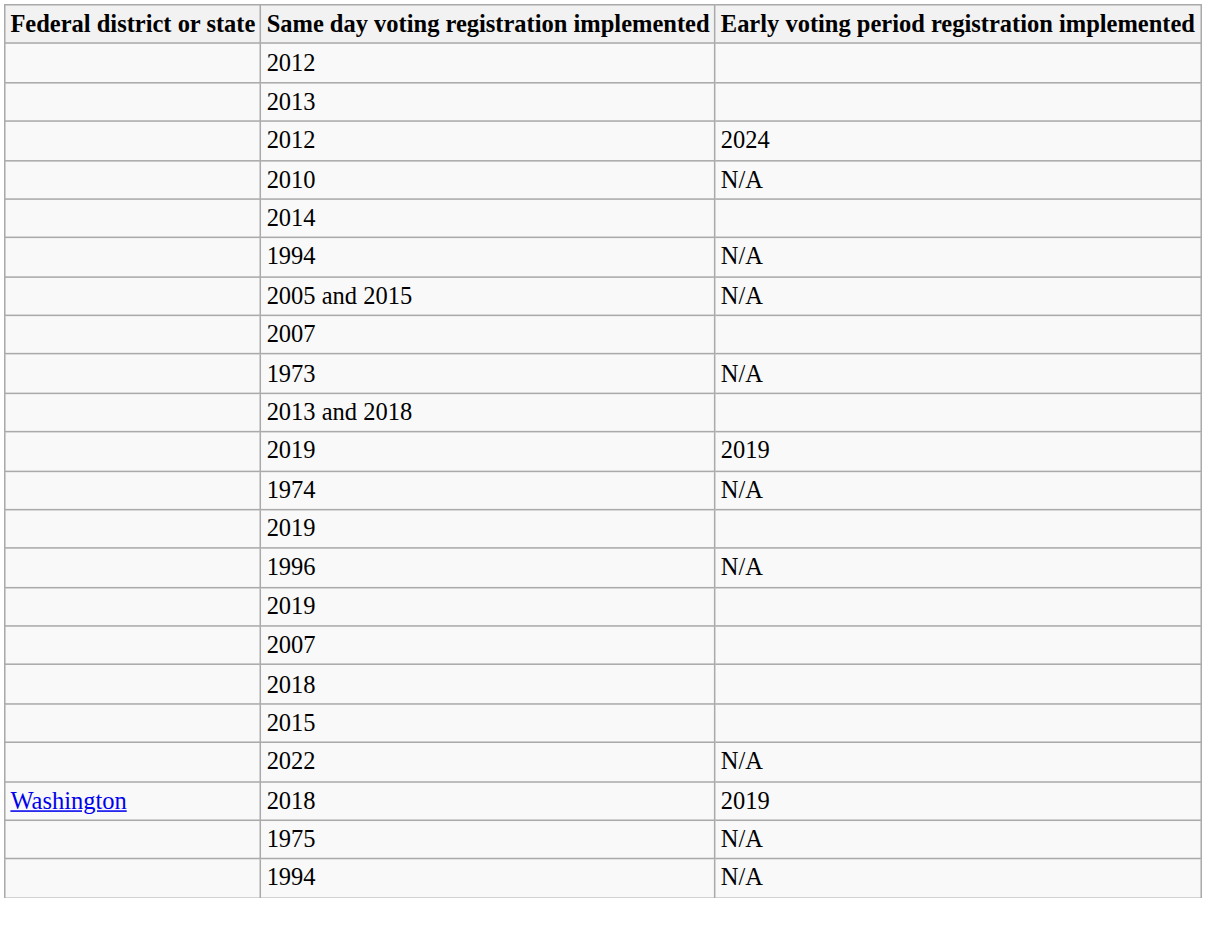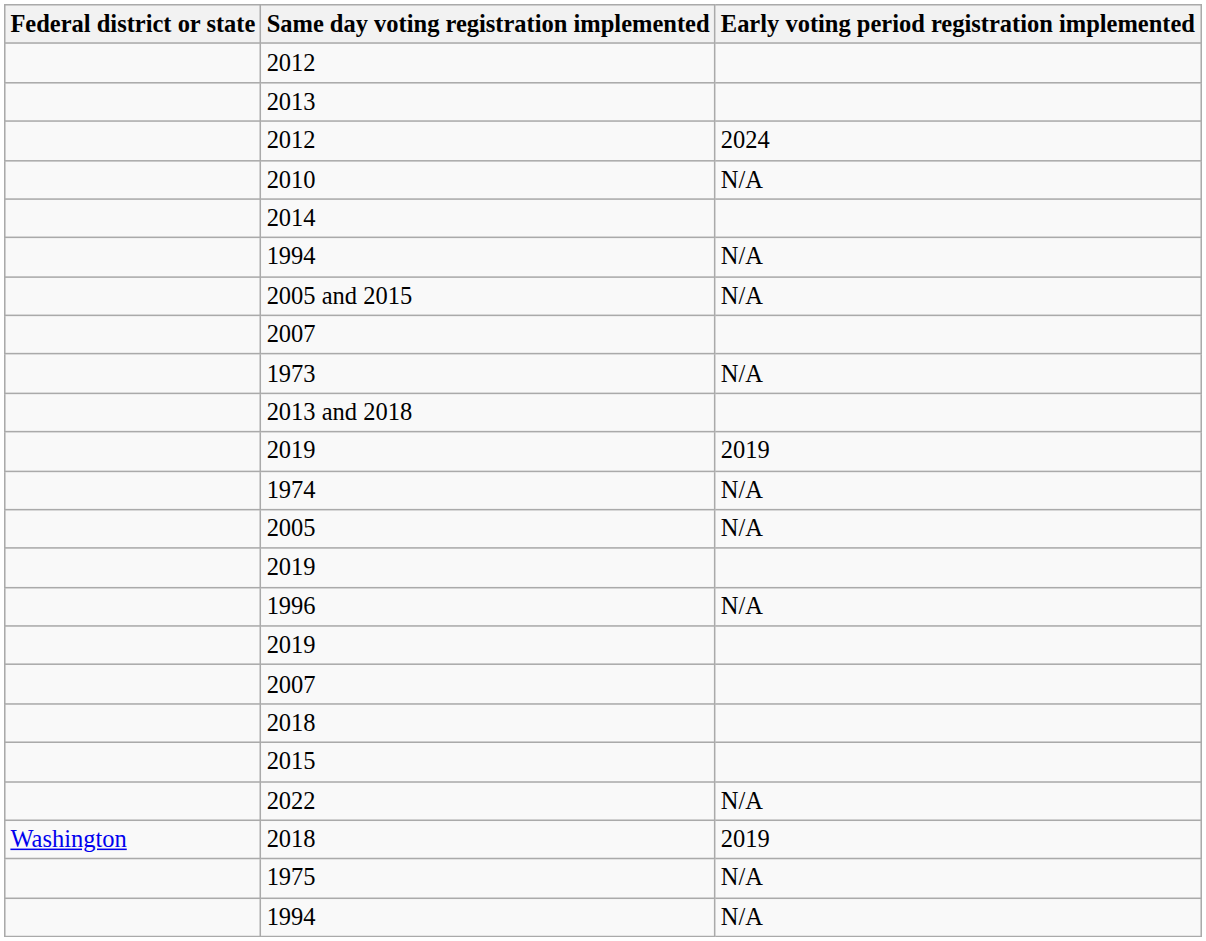+ row: (291, 528)
